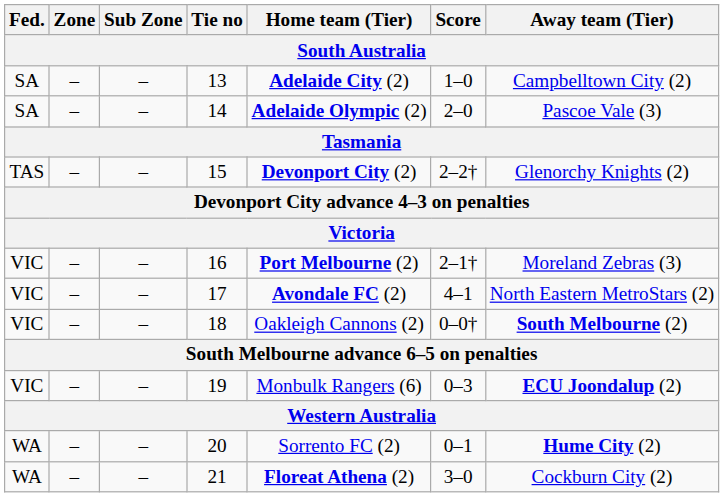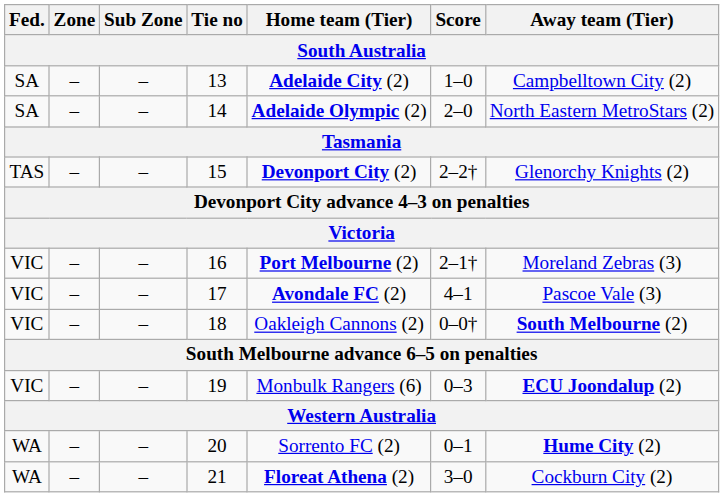(602, 111) Pascoe Vale (3) -> (602, 111) North Eastern MetroStars (2)
(602, 293) North Eastern MetroStars (2) -> (602, 293) Pascoe Vale (3)
